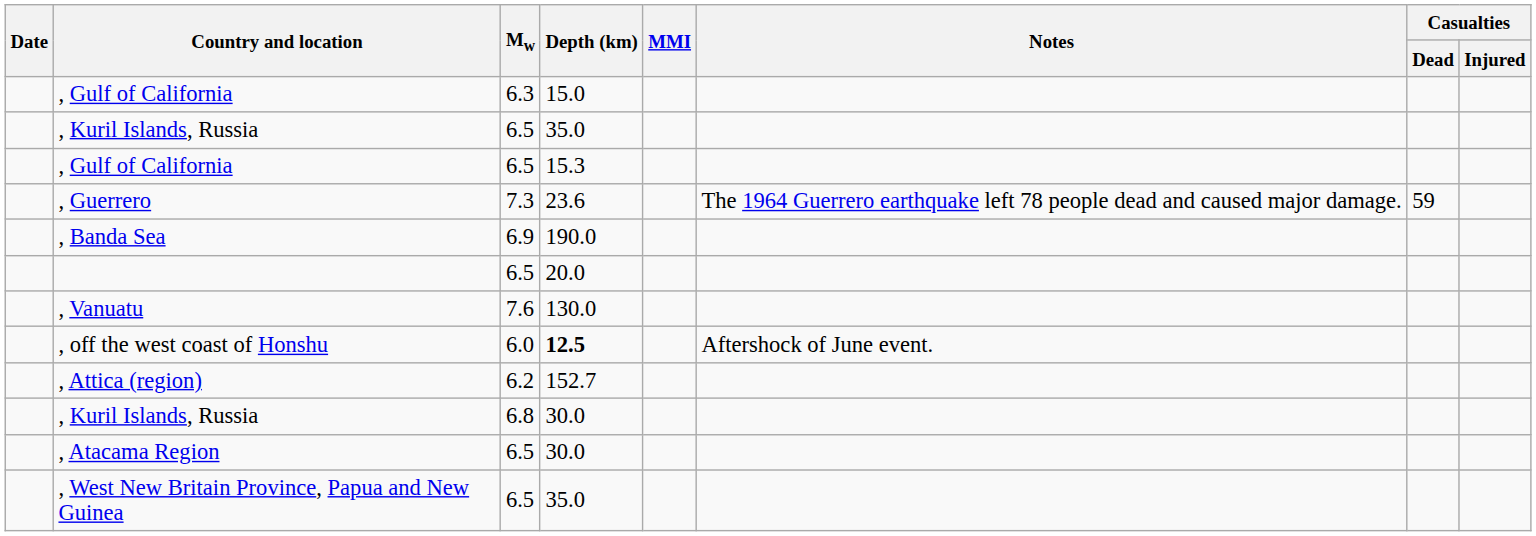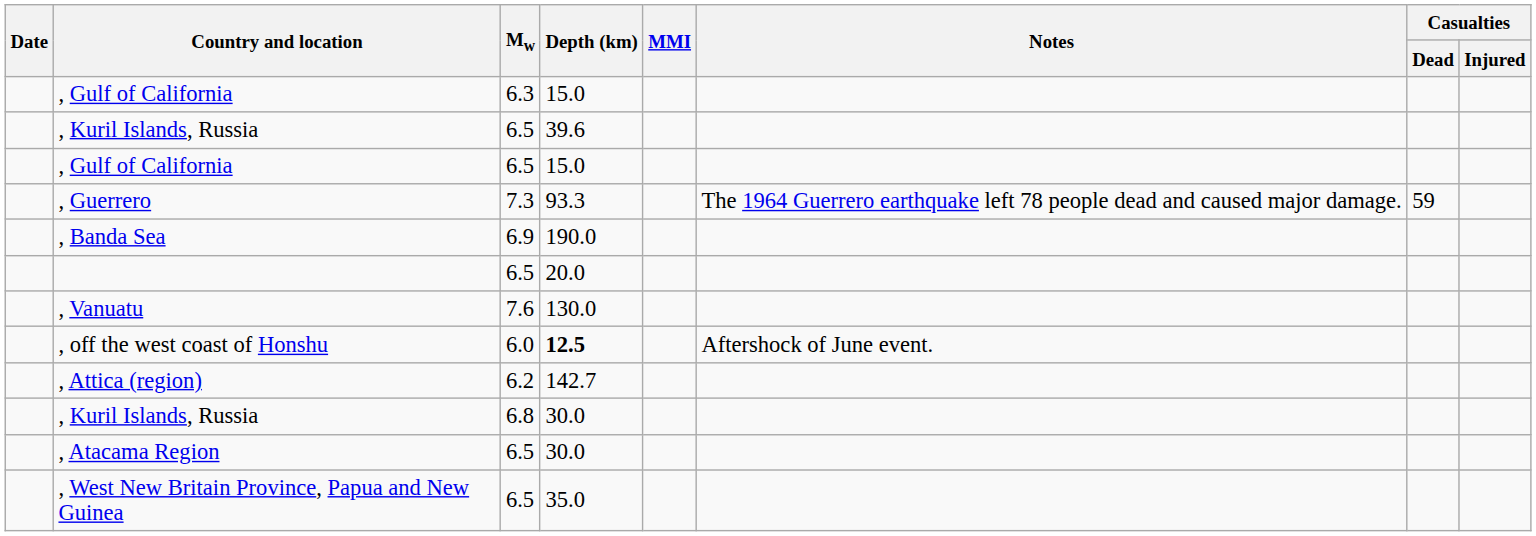(565, 129) 35.0 -> (565, 129) 39.6
(565, 165) 15.3 -> (565, 165) 15.0
(565, 201) 23.6 -> (565, 201) 93.3
(571, 380) 152.7 -> (571, 380) 142.7
